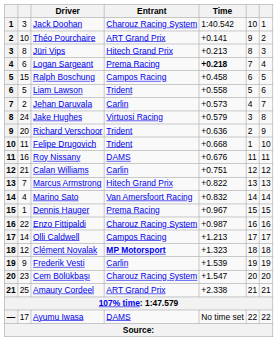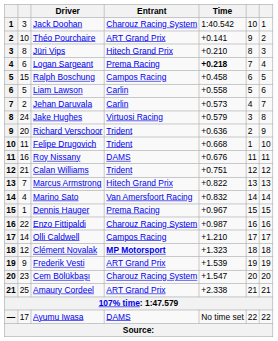(214, 50) +0.213 -> (214, 50) +0.210
(119, 90) Trident -> (117, 90) Carlin
(117, 170) Carlin -> (119, 170) Trident
(214, 237) +1.213 -> (214, 237) +1.210
(117, 263) Carlin -> (136, 263) ART Grand Prix
